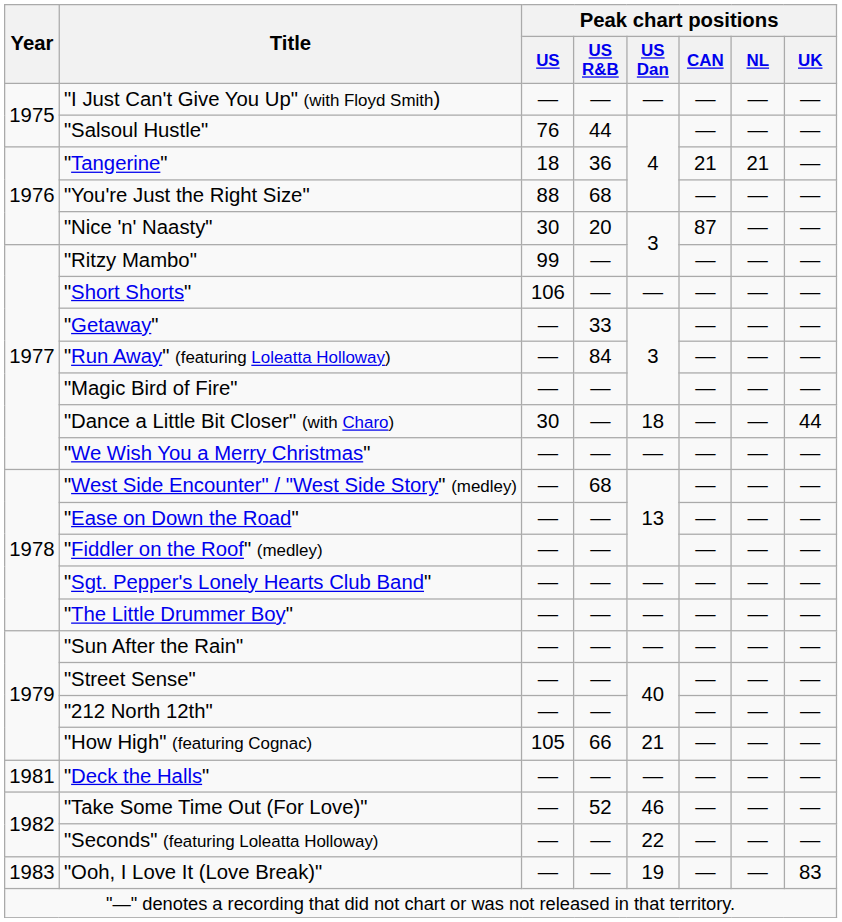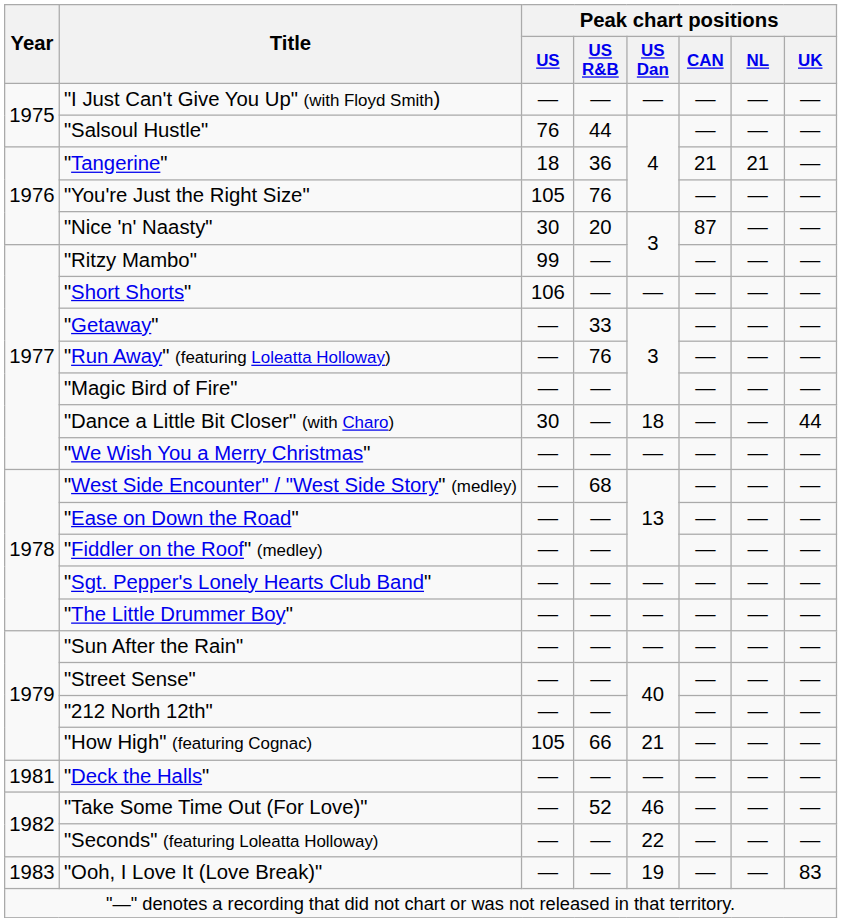(548, 195) 88 -> (548, 195) 105
(600, 195) 68 -> (600, 195) 76
(600, 356) 84 -> (600, 356) 76
